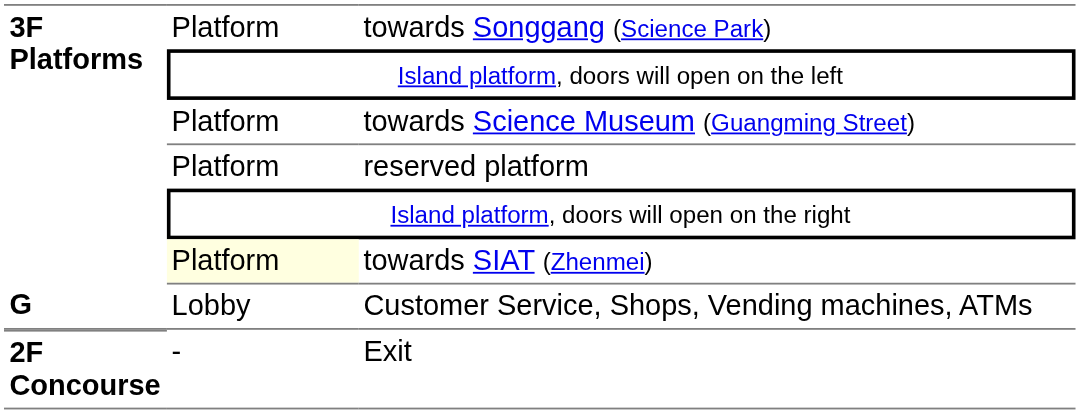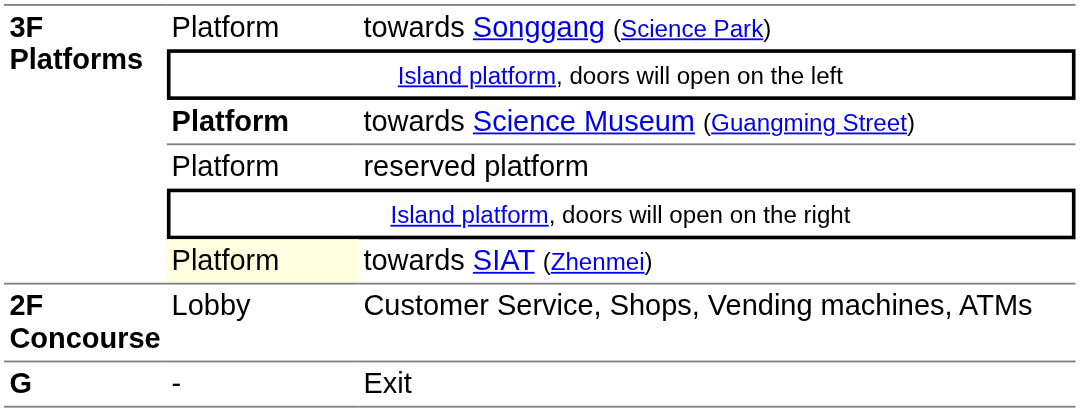(225, 121) normal -> (230, 121) bold
(21, 304) G -> (85, 322) 2F Concourse
(85, 369) 2F Concourse -> (21, 383) G
